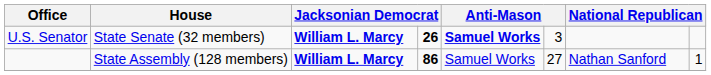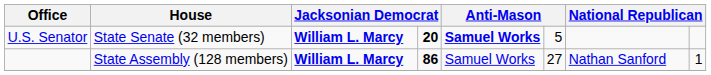(431, 37) 26 -> (431, 37) 20
(558, 37) 3 -> (558, 37) 5
